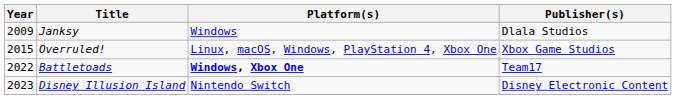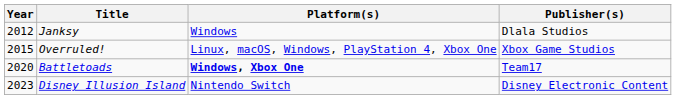(20, 31) 2009 -> (20, 31) 2012
(20, 67) 2022 -> (20, 67) 2020
